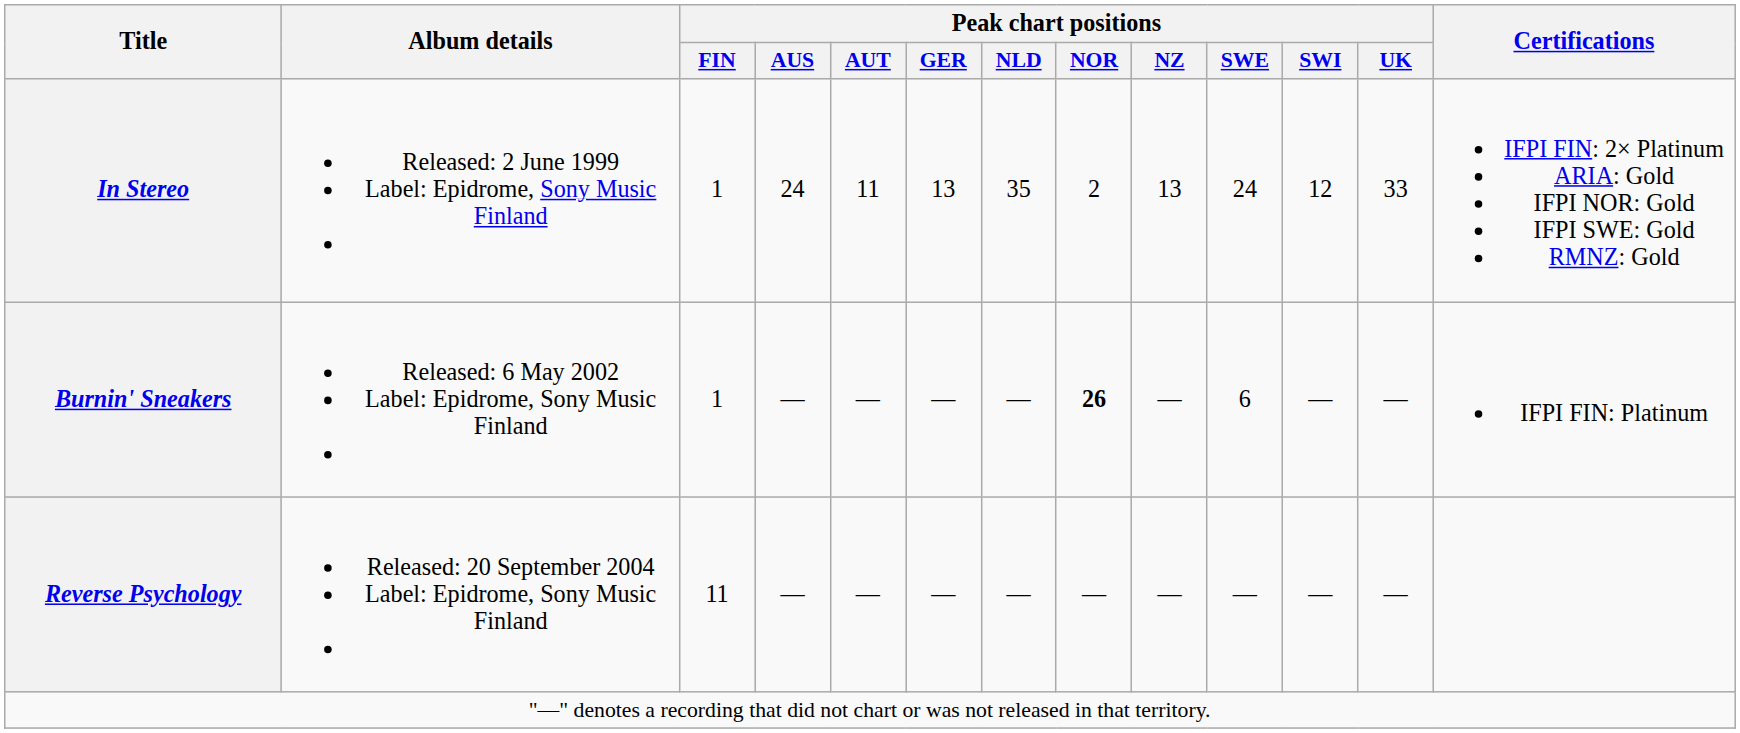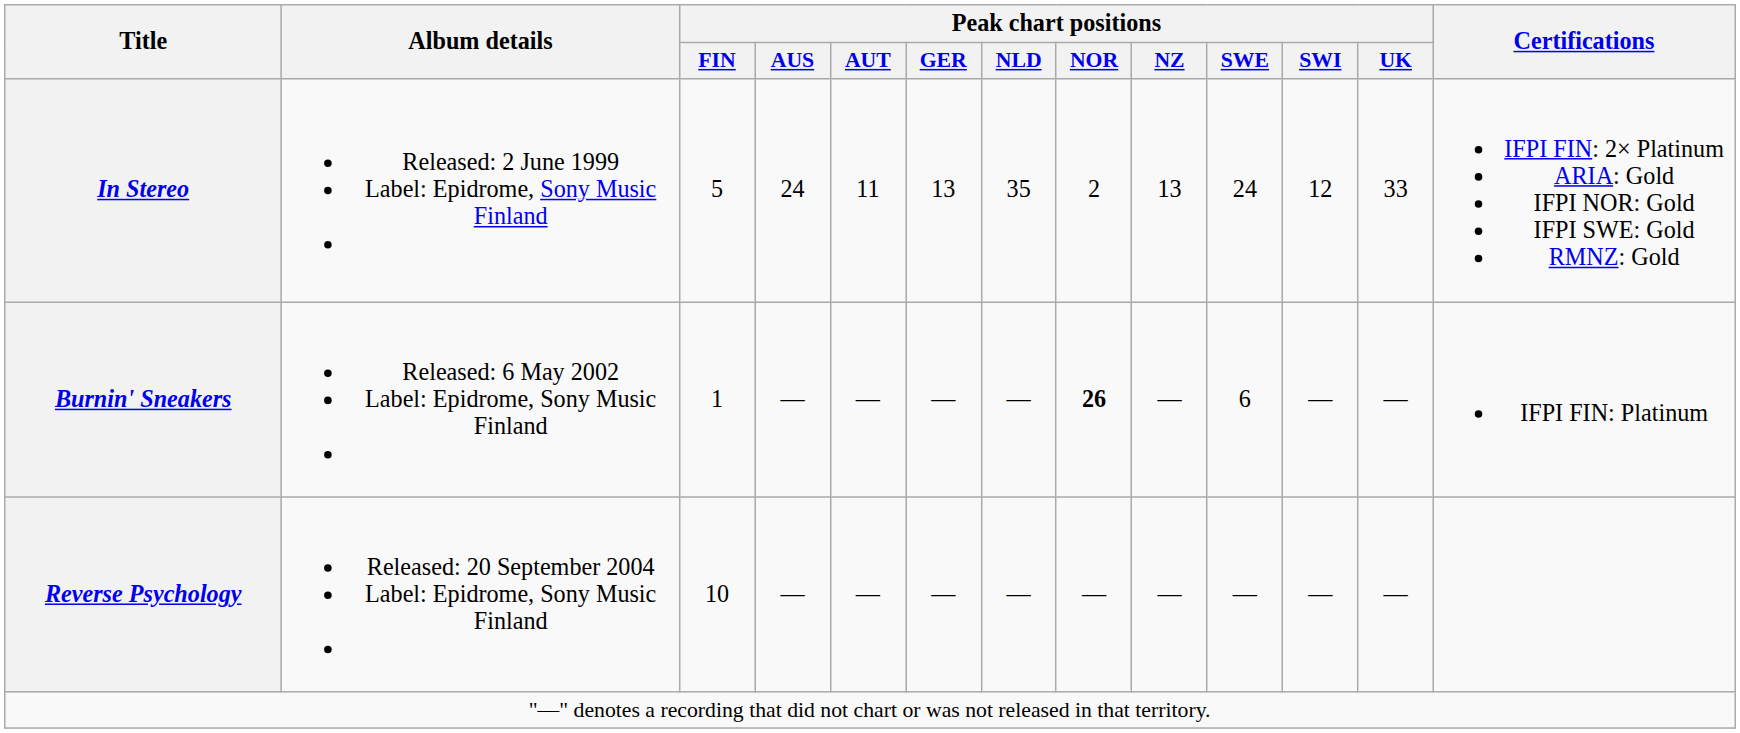(717, 189) 1 -> (717, 189) 5
(717, 594) 11 -> (717, 594) 10
